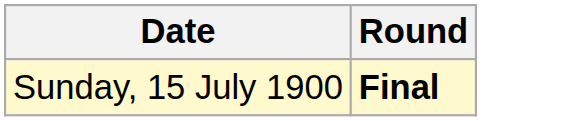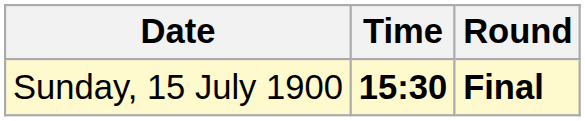+ column: (403, 31)
